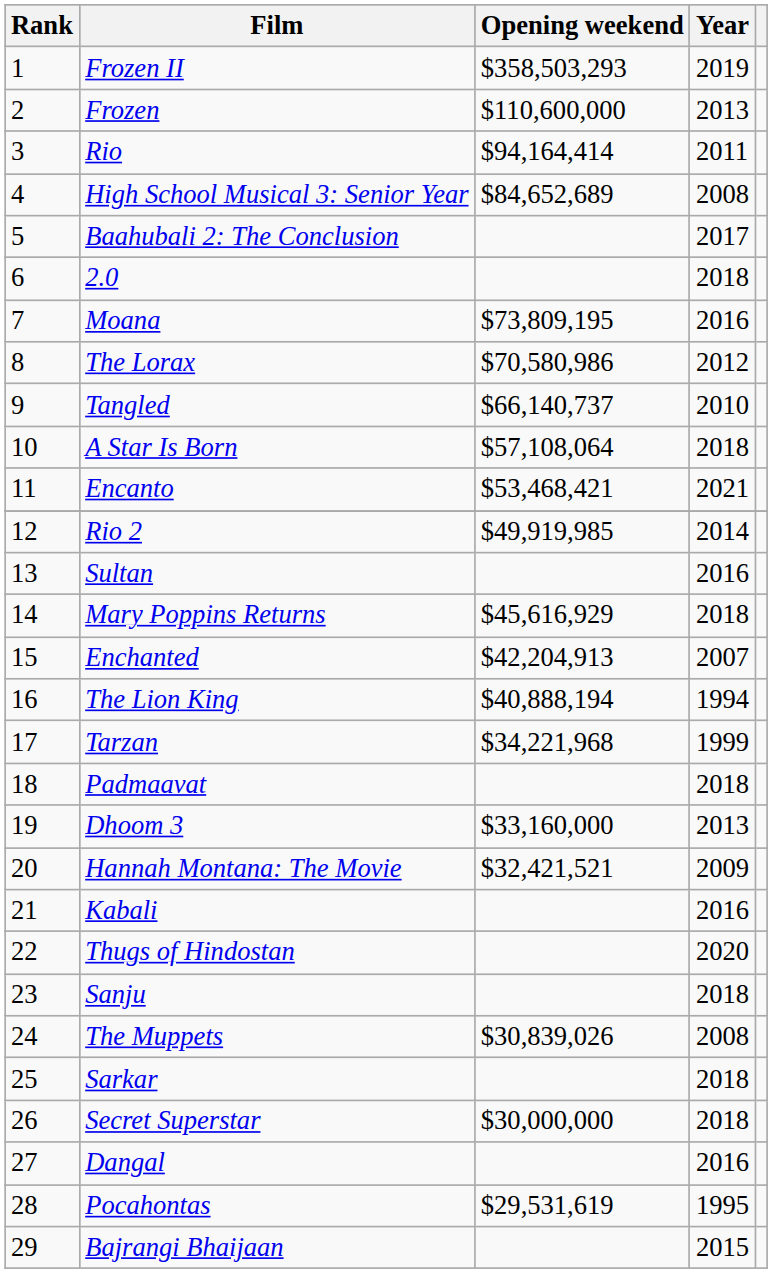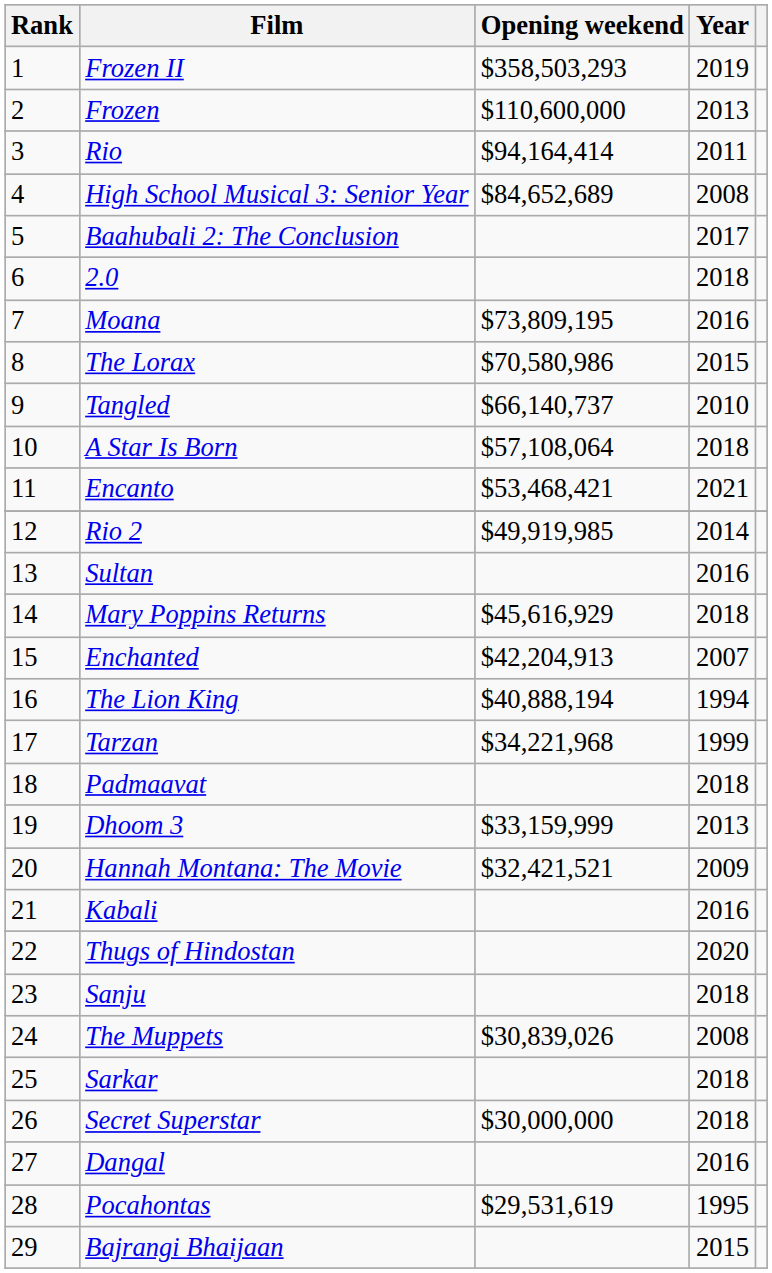(723, 362) 2012 -> (723, 362) 2015
(547, 825) $33,160,000 -> (547, 825) $33,159,999
